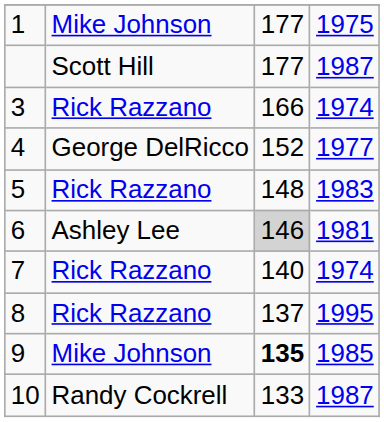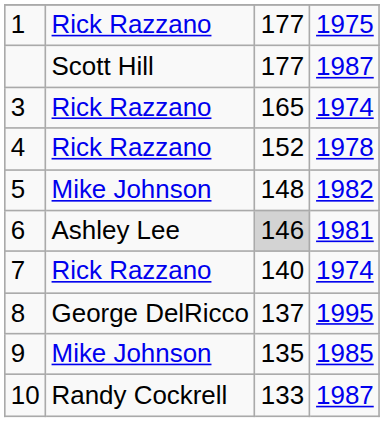(132, 25) Mike Johnson -> (132, 25) Rick Razzano
(283, 107) 166 -> (283, 107) 165
(150, 148) George DelRicco -> (132, 148) Rick Razzano
(345, 148) 1977 -> (345, 148) 1978
(132, 189) Rick Razzano -> (132, 189) Mike Johnson
(345, 189) 1983 -> (345, 189) 1982
(132, 312) Rick Razzano -> (150, 312) George DelRicco
(283, 353) bold -> (283, 353) normal
